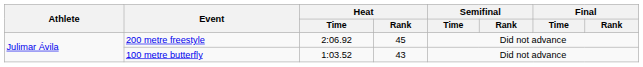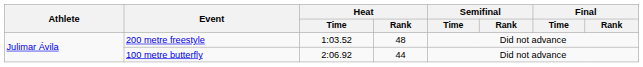(337, 40) 2:06.92 -> (337, 40) 1:03.52
(401, 40) 45 -> (401, 40) 48
(337, 55) 1:03.52 -> (337, 55) 2:06.92
(401, 55) 43 -> (401, 55) 44
